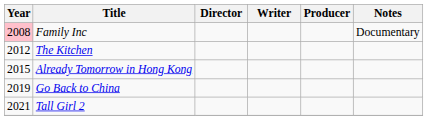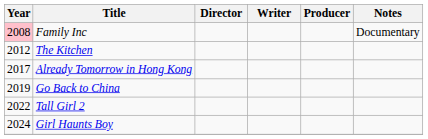(19, 69) 2015 -> (19, 69) 2017
(19, 106) 2021 -> (19, 106) 2022
+ row: (74, 124)
